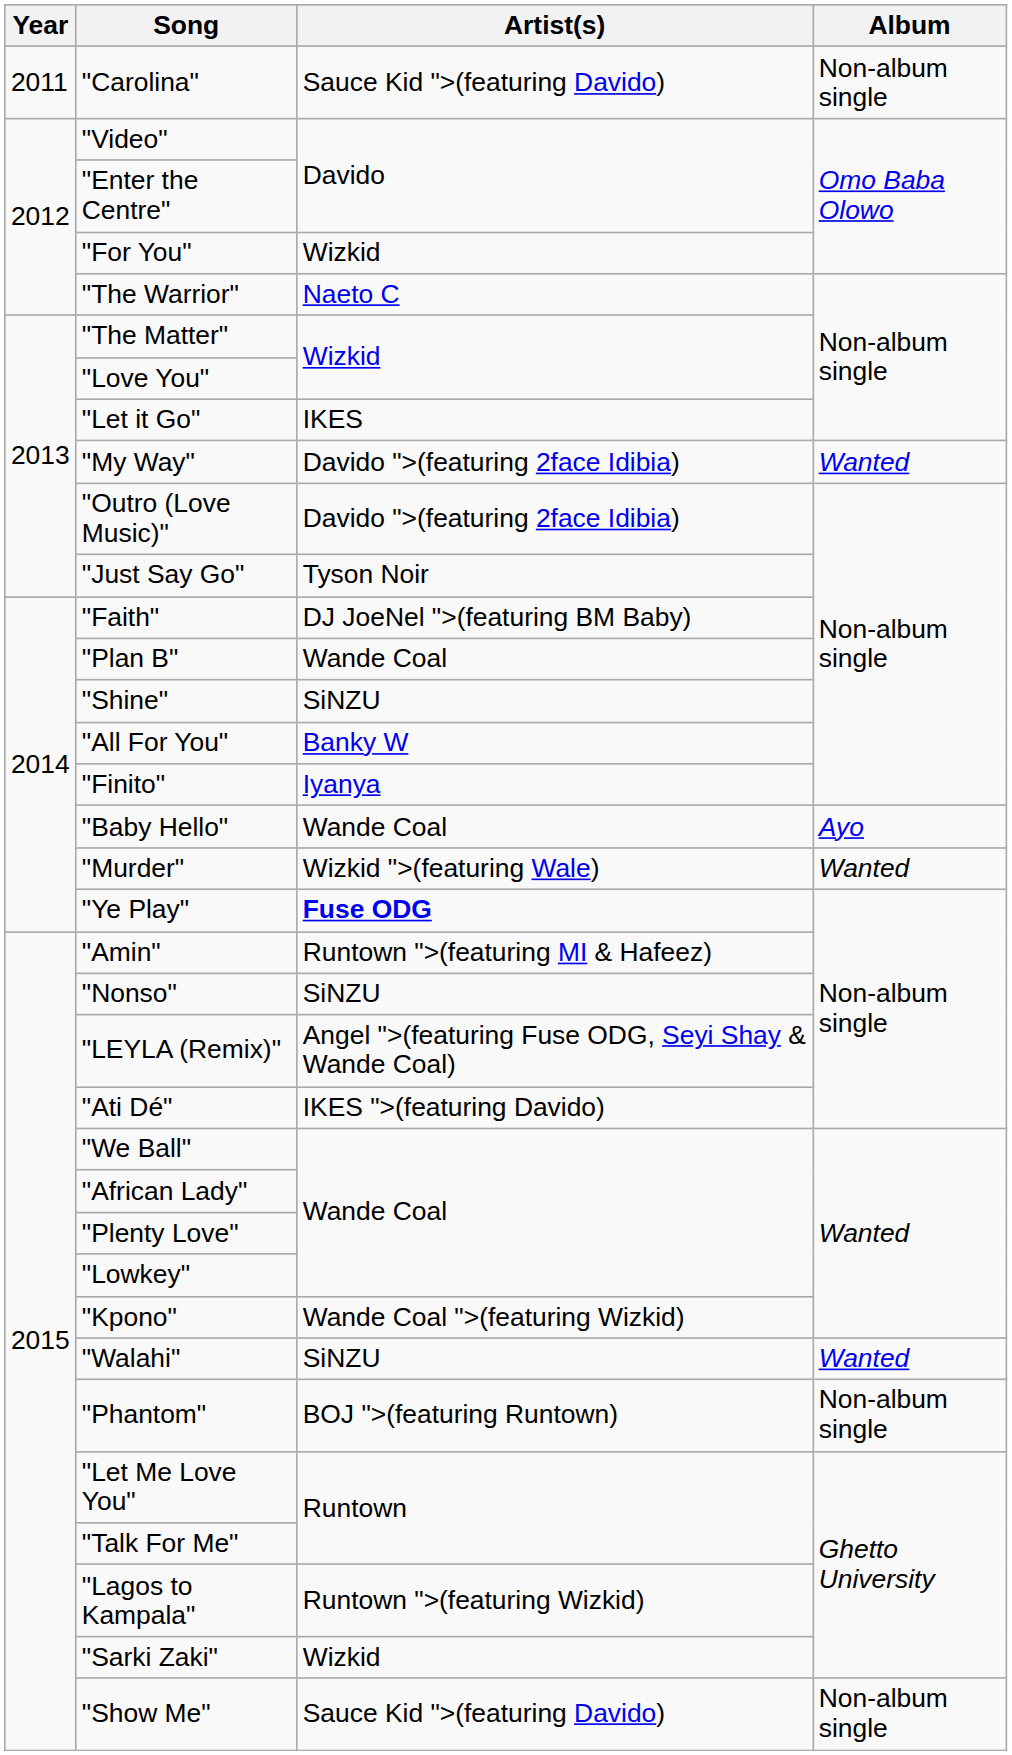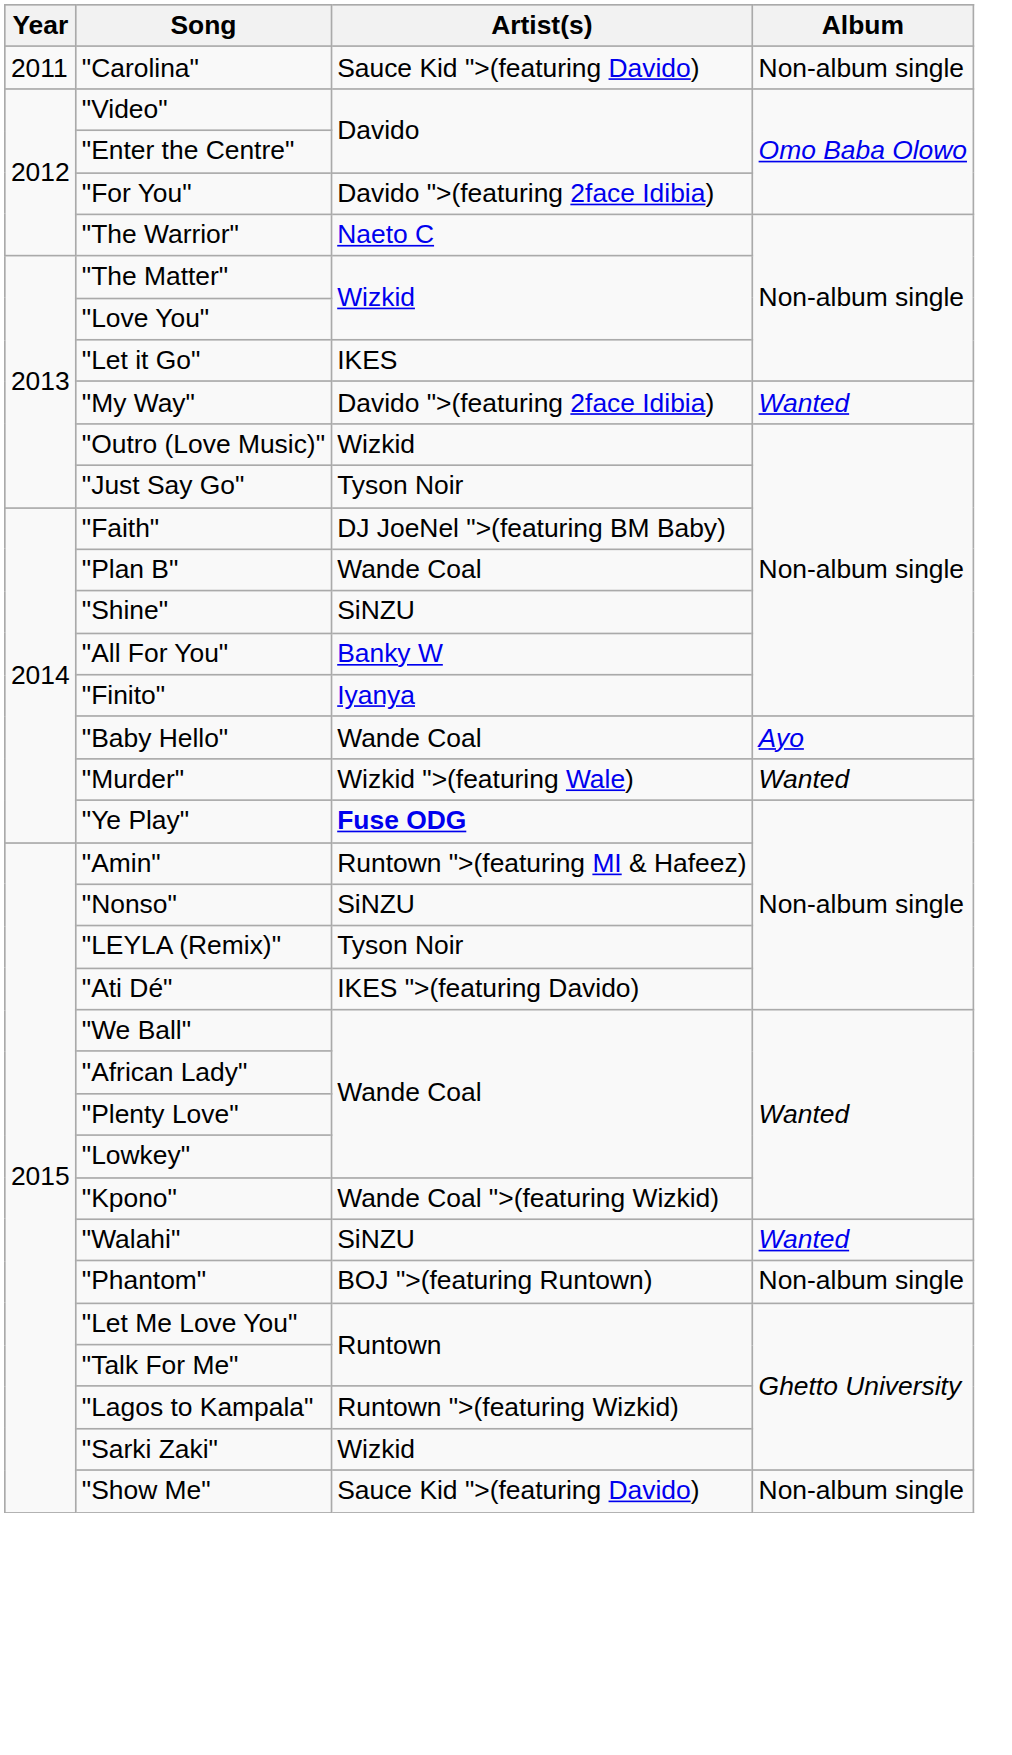(342, 252) Wizkid -> (526, 192) Davido ">(featuring 2face Idibia)
(491, 518) Davido ">(featuring 2face Idibia) -> (376, 444) Wizkid
(554, 1050) Angel ">(featuring Fuse ODG, Seyi Shay & Wande Coal) -> (400, 946) Tyson Noir
